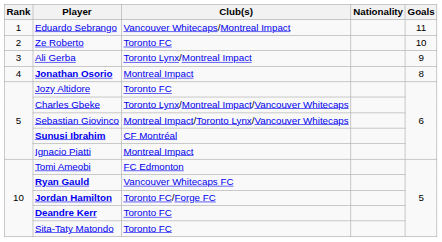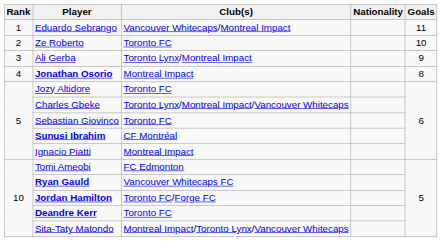(236, 120) Montreal Impact/Toronto Lynx/Vancouver Whitecaps -> (148, 120) Toronto FC
(148, 228) Toronto FC -> (236, 228) Montreal Impact/Toronto Lynx/Vancouver Whitecaps
